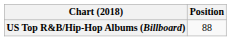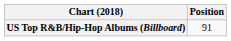(207, 28) 88 -> (207, 28) 91
